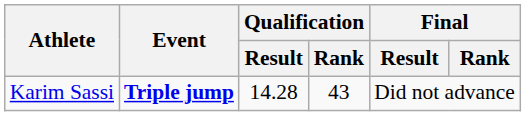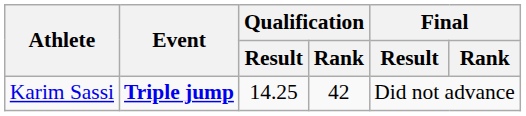(274, 93) 14.28 -> (274, 93) 14.25
(339, 93) 43 -> (339, 93) 42
